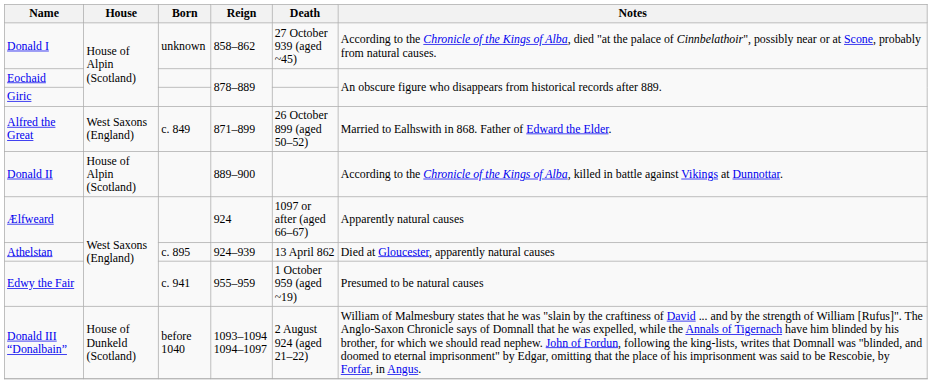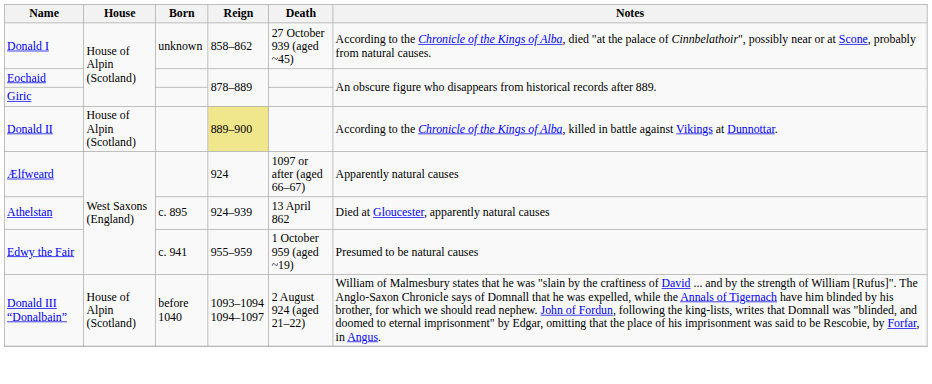- row: (31, 128)
(234, 174) no background -> (231, 128) khaki background
(111, 342) House of Dunkeld (Scotland) -> (111, 310) House of Alpin (Scotland)
